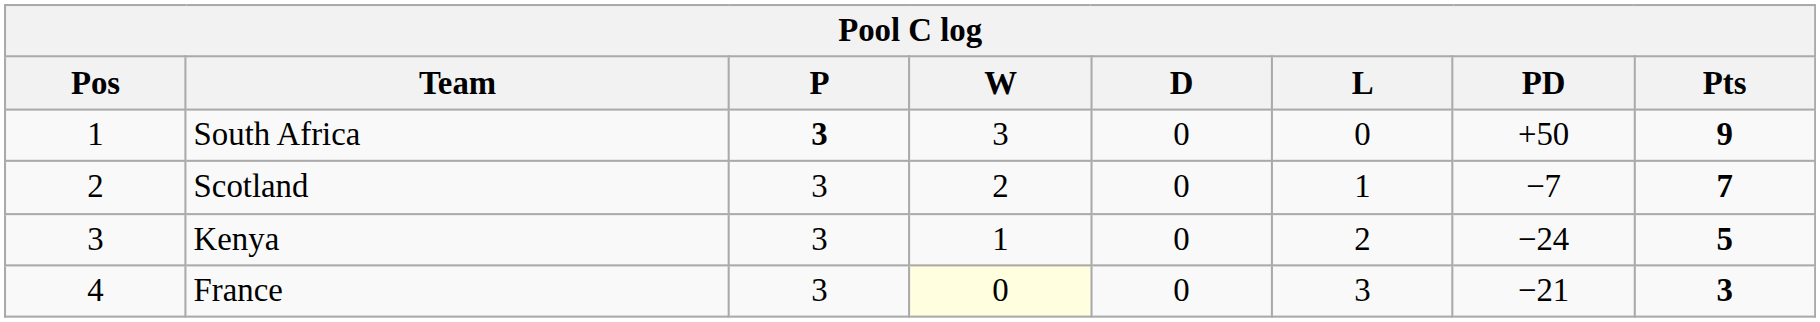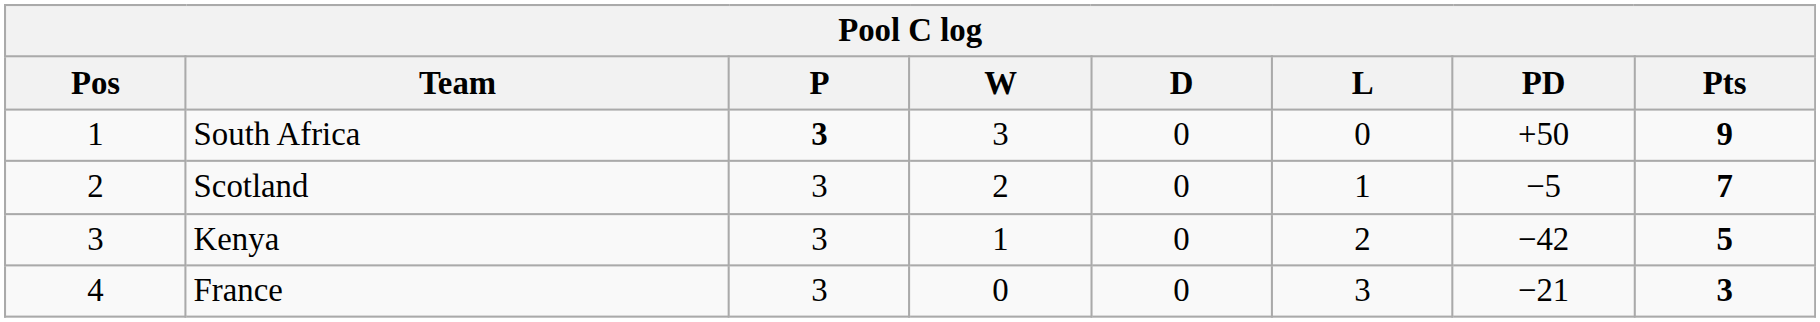(1544, 186) −7 -> (1544, 186) −5
(1544, 238) −24 -> (1544, 238) −42
(1001, 290) lightyellow background -> (1001, 290) no background
